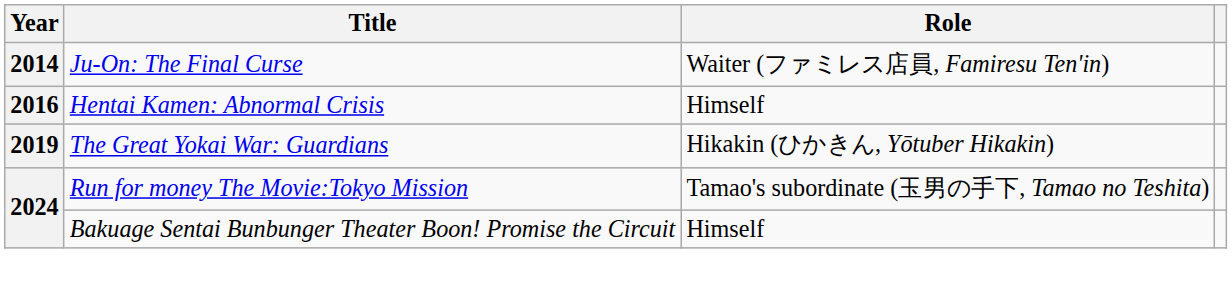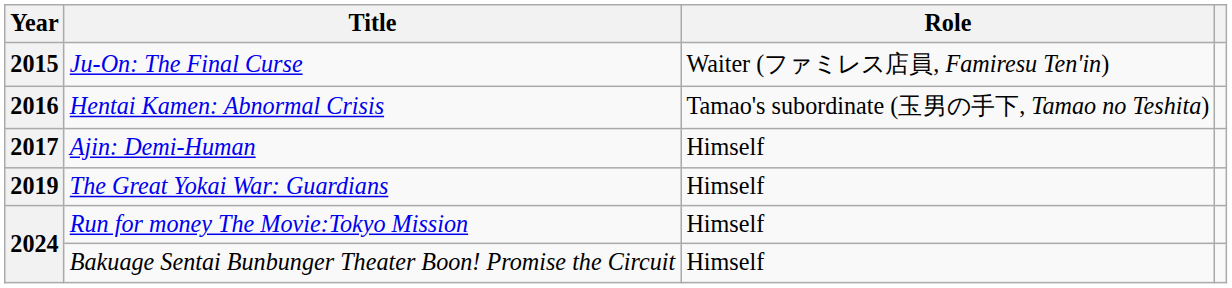(34, 64) 2014 -> (34, 64) 2015
(725, 104) Himself -> (948, 106) Tamao's subordinate (玉男の手下, Tamao no Teshita)
+ row: (163, 147)
(870, 144) Hikakin (ひかきん, Yōtuber Hikakin) -> (725, 185) Himself
(948, 187) Tamao's subordinate (玉男の手下, Tamao no Teshita) -> (725, 224) Himself
